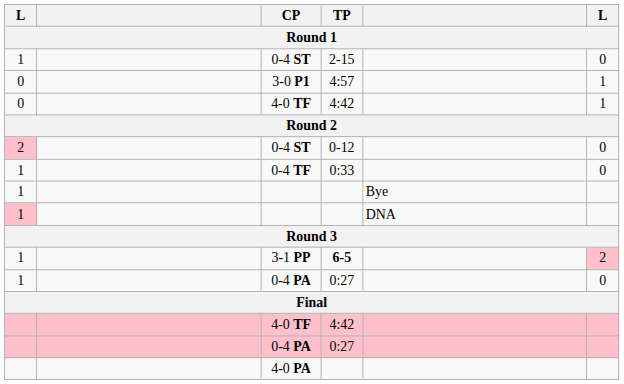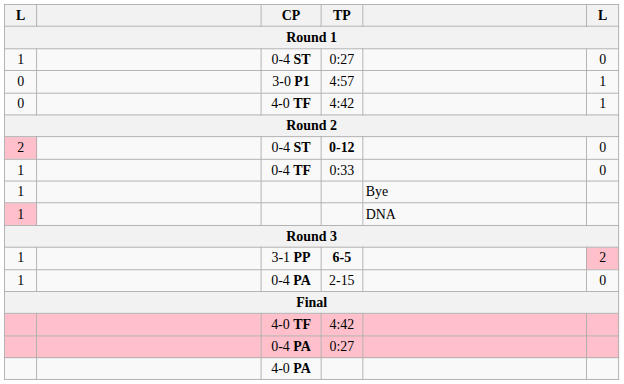(342, 59) 2-15 -> (342, 59) 0:27
(342, 147) normal -> (342, 147) bold
(342, 280) 0:27 -> (342, 280) 2-15
